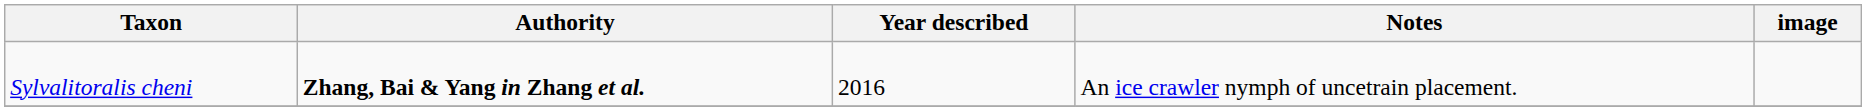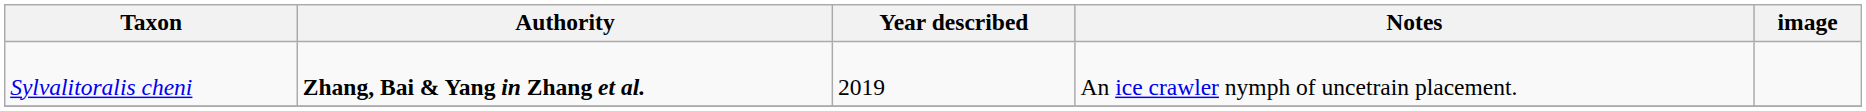(862, 86) 2016 -> (862, 86) 2019
